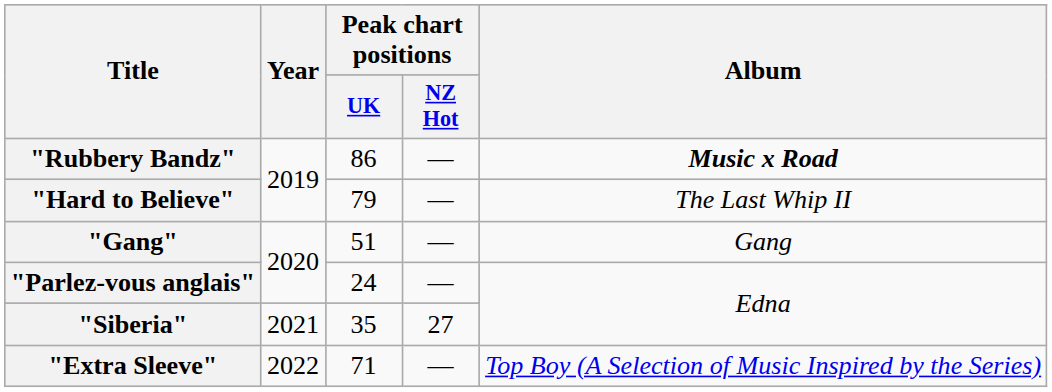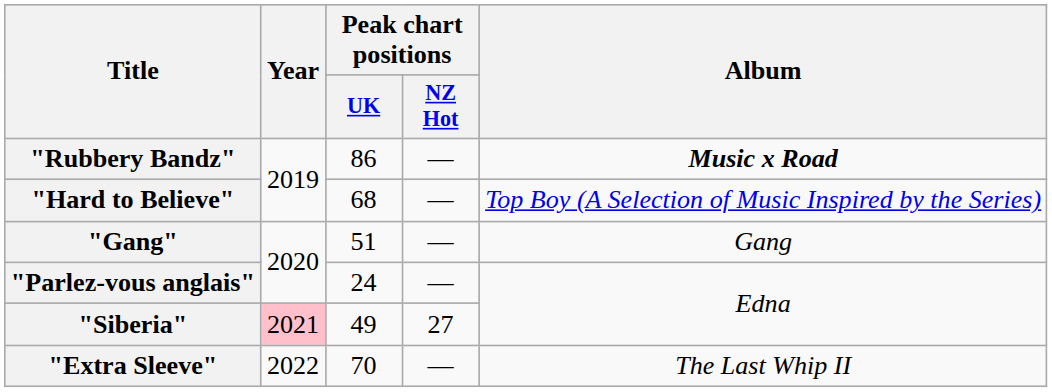(364, 199) 79 -> (364, 199) 68
(763, 199) The Last Whip II -> (763, 199) Top Boy (A Selection of Music Inspired by the Series)
(293, 323) no background -> (293, 323) pink background
(364, 323) 35 -> (364, 323) 49
(364, 365) 71 -> (364, 365) 70
(763, 365) Top Boy (A Selection of Music Inspired by the Series) -> (763, 365) The Last Whip II
